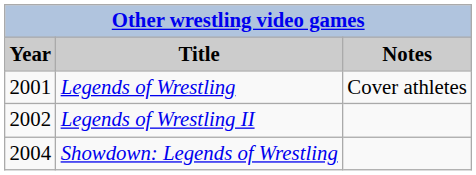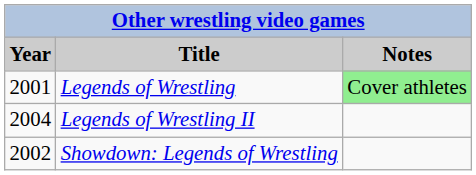(407, 86) no background -> (407, 86) lightgreen background
(30, 119) 2002 -> (30, 119) 2004
(30, 152) 2004 -> (30, 152) 2002
